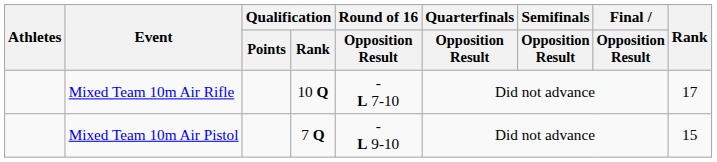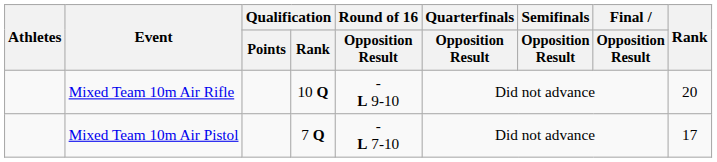(378, 92) - L 7-10 -> (378, 92) - L 9-10
(690, 92) 17 -> (690, 92) 20
(378, 135) - L 9-10 -> (378, 135) - L 7-10
(690, 135) 15 -> (690, 135) 17
